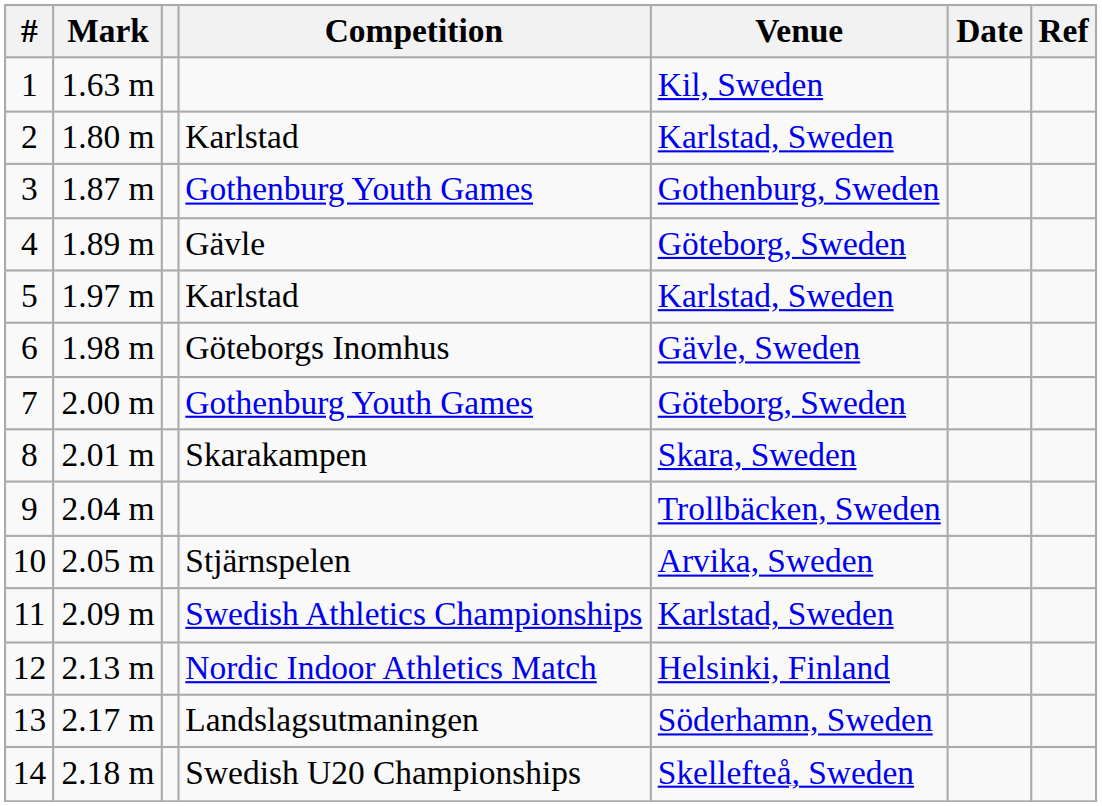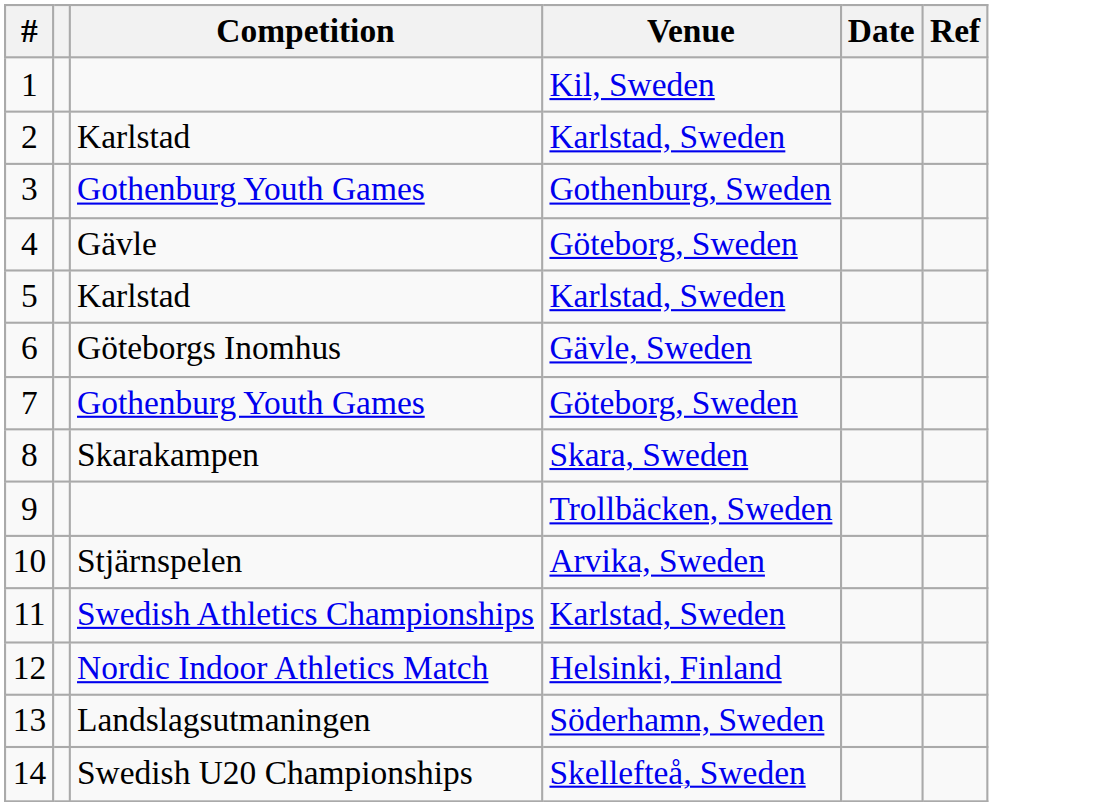- column: (108, 31)
